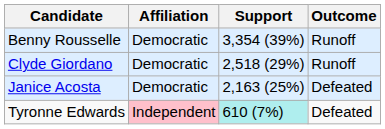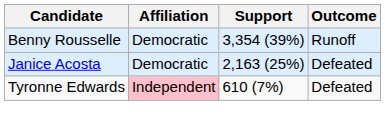- row: (60, 64)
(253, 111) paleturquoise background -> (253, 87) no background
